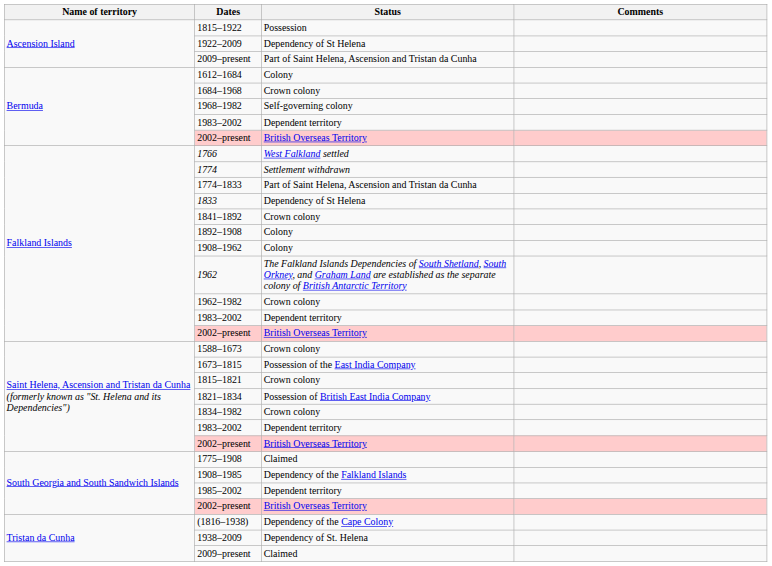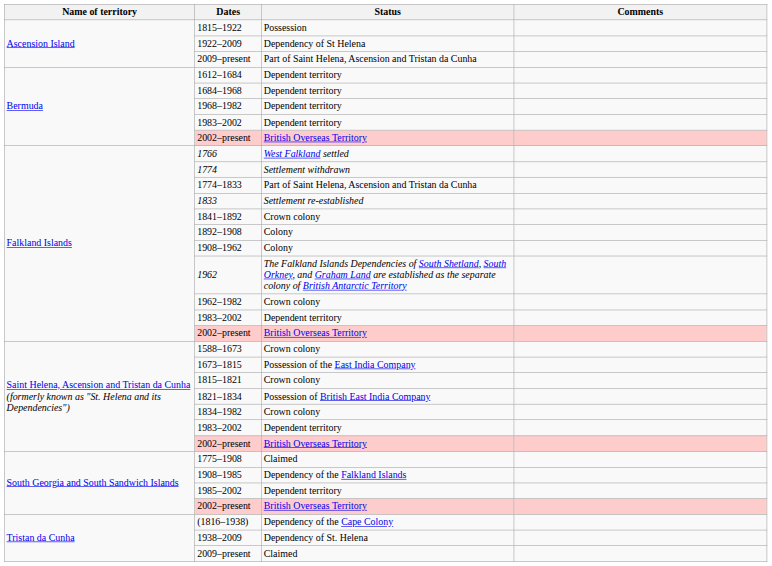(278, 75) Colony -> (303, 75) Dependent territory
(292, 91) Crown colony -> (303, 91) Dependent territory
(308, 106) Self-governing colony -> (303, 106) Dependent territory
(315, 201) Dependency of St Helena -> (314, 201) Settlement re-established
